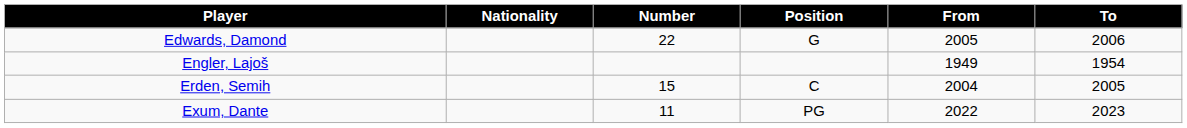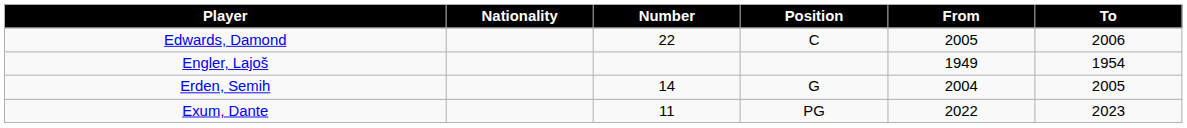(814, 39) G -> (814, 39) C
(667, 87) 15 -> (667, 87) 14
(814, 87) C -> (814, 87) G
